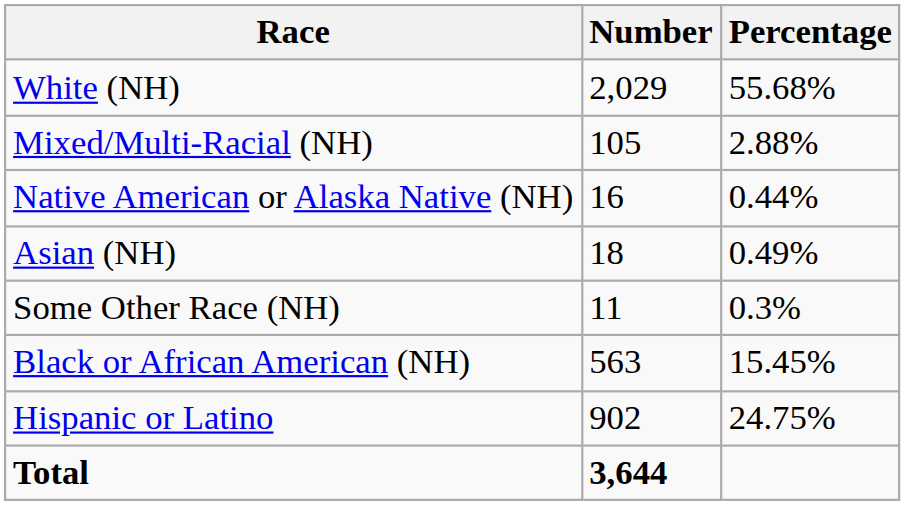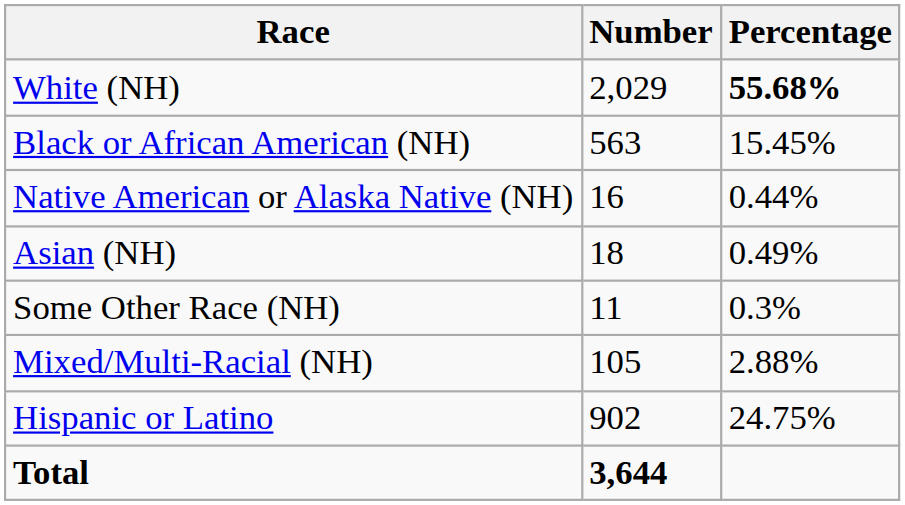(782, 87) normal -> (785, 87) bold
rows swapped: (242, 362) <-> (193, 142)
